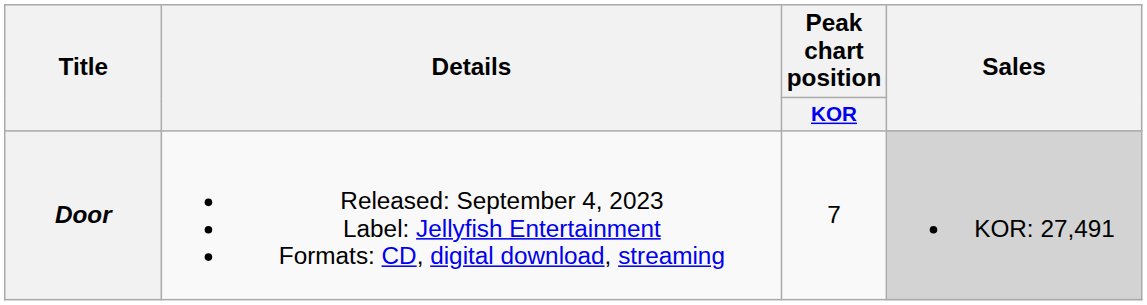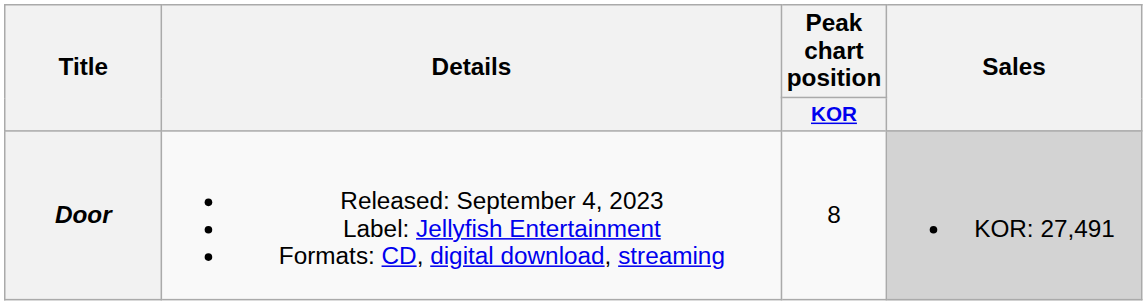(834, 215) 7 -> (834, 215) 8
